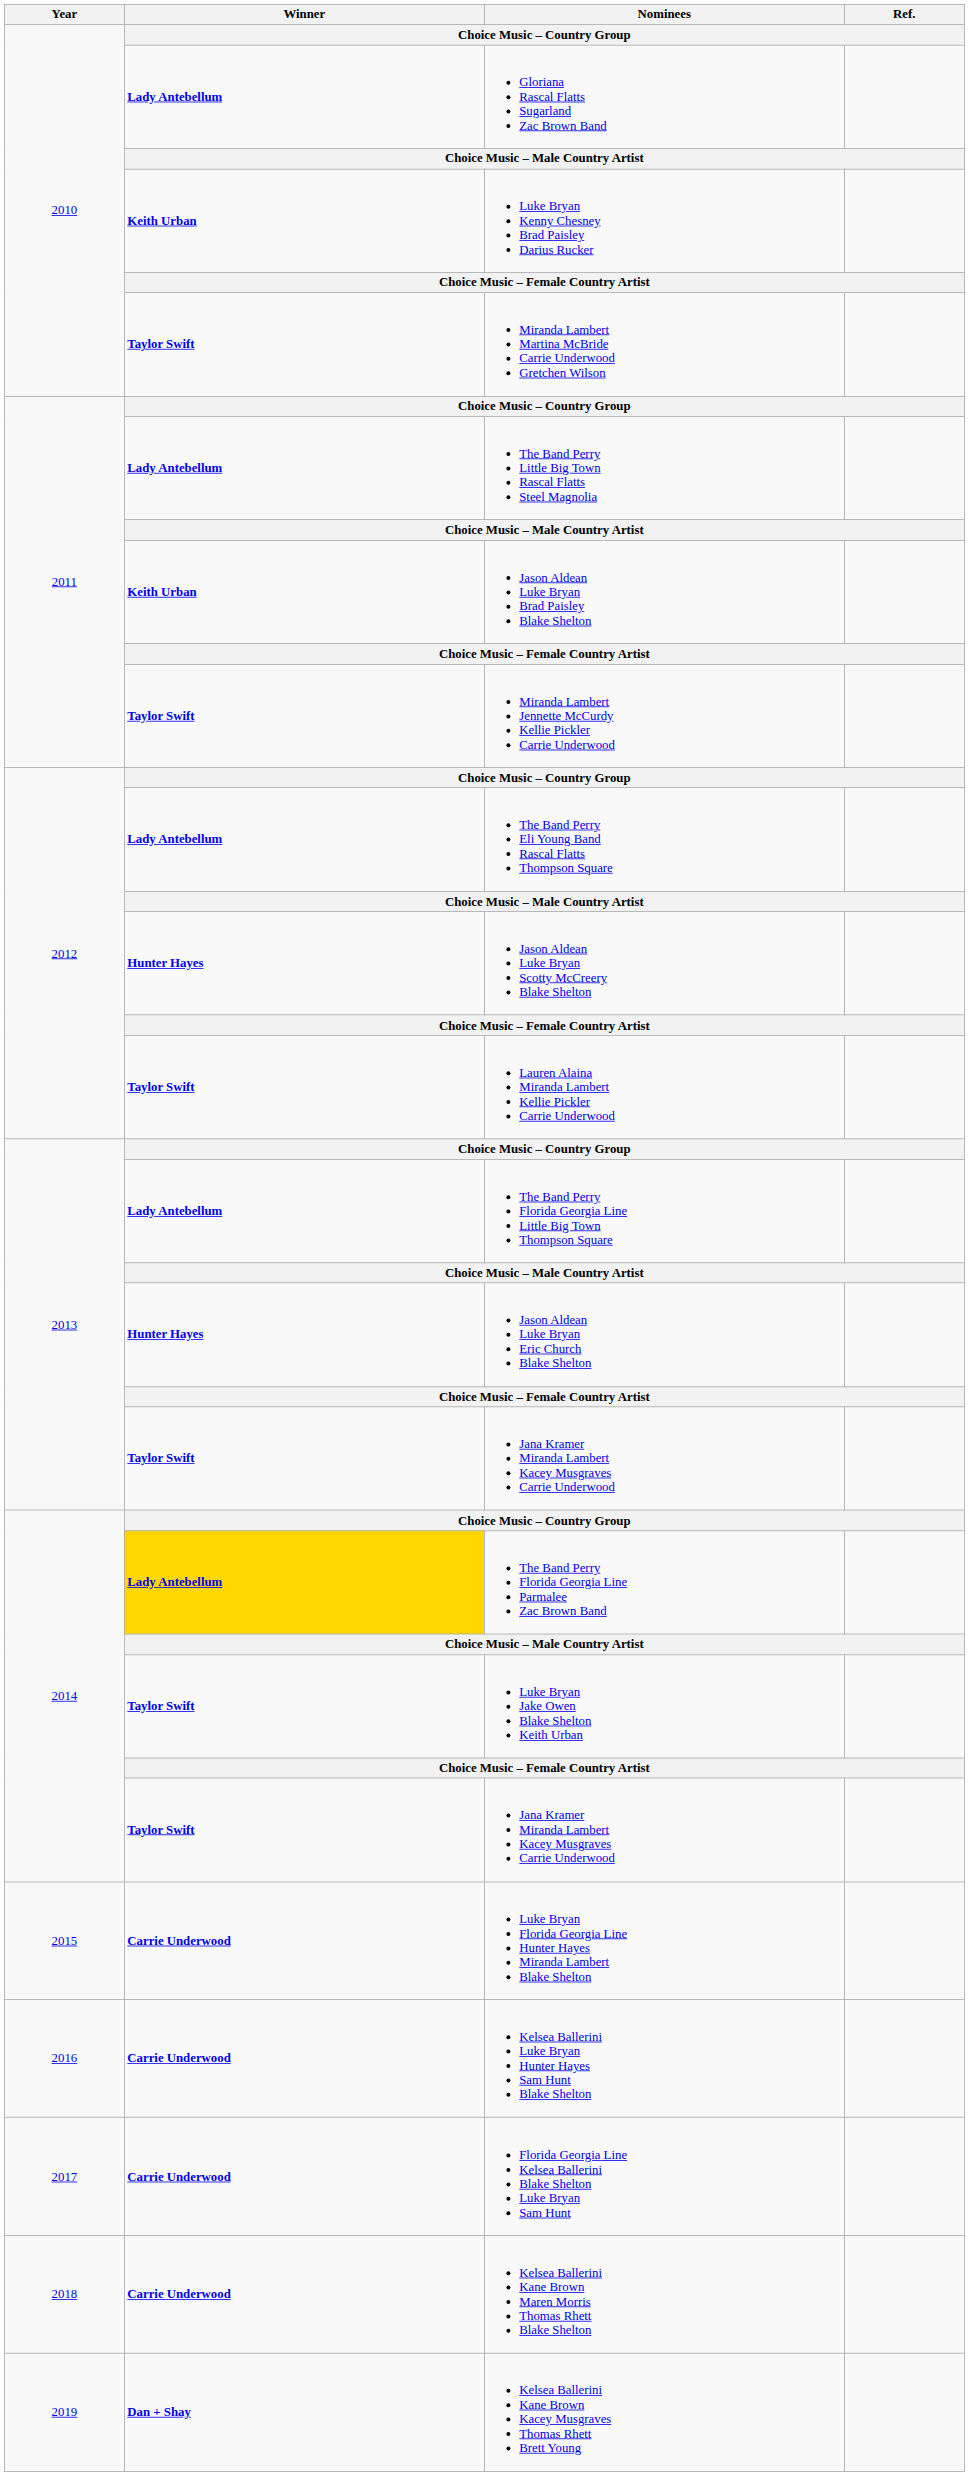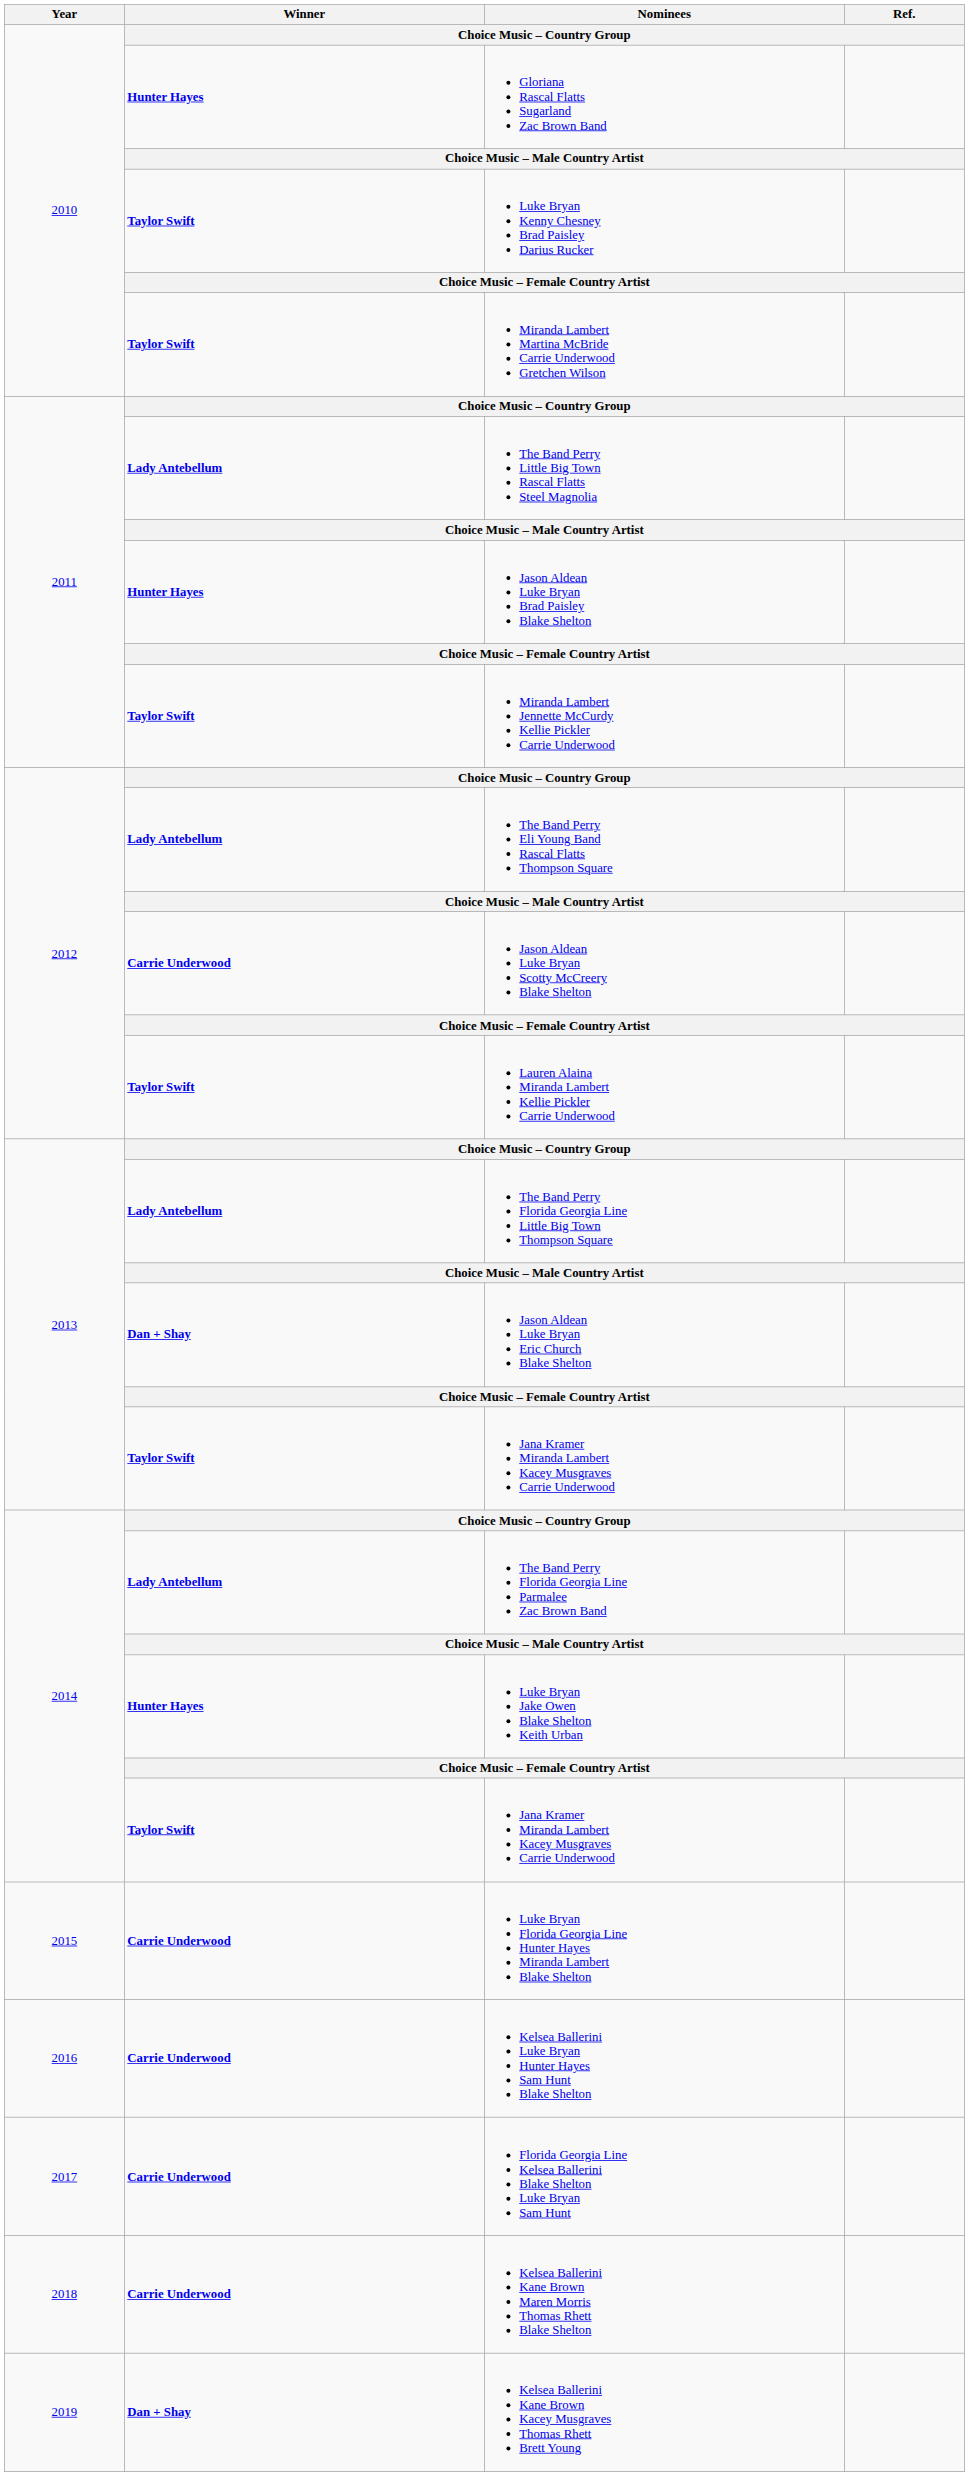(175, 96) Lady Antebellum -> (165, 96) Hunter Hayes
(162, 220) Keith Urban -> (161, 220) Taylor Swift
(162, 592) Keith Urban -> (165, 592) Hunter Hayes
(165, 963) Hunter Hayes -> (179, 963) Carrie Underwood
(165, 1334) Hunter Hayes -> (159, 1334) Dan + Shay
(175, 1582) gold background -> (175, 1582) no background
(161, 1706) Taylor Swift -> (165, 1706) Hunter Hayes
